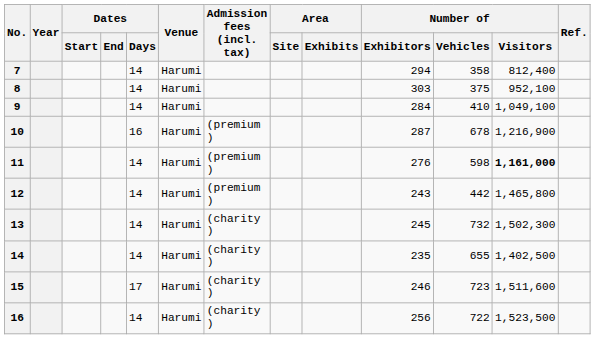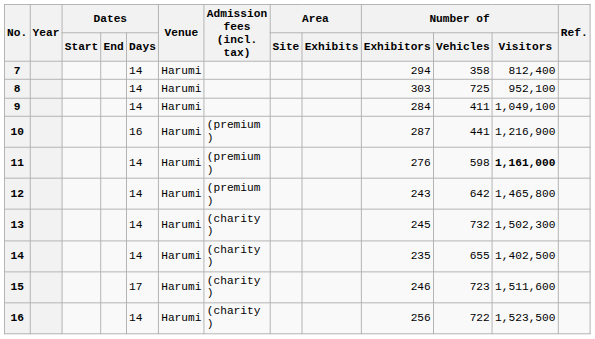(480, 89) 375 -> (480, 89) 725
(480, 107) 410 -> (480, 107) 411
(480, 132) 678 -> (480, 132) 441
(480, 194) 442 -> (480, 194) 642
